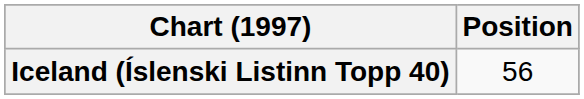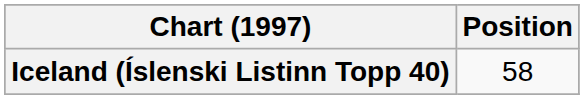(518, 71) 56 -> (518, 71) 58
